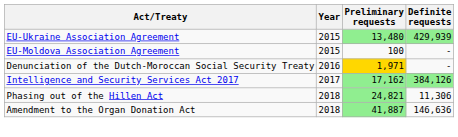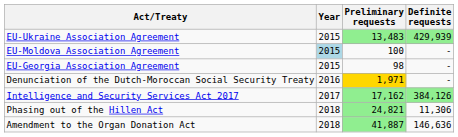(388, 37) 13,480 -> (388, 37) 13,483
(329, 51) no background -> (329, 51) lightblue background
+ row: (93, 66)
